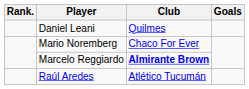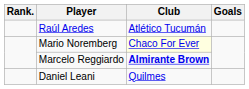rows swapped: (67, 28) <-> (66, 76)
(164, 44) no background -> (164, 44) lightyellow background
